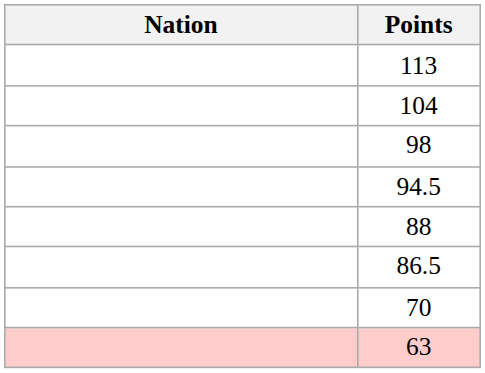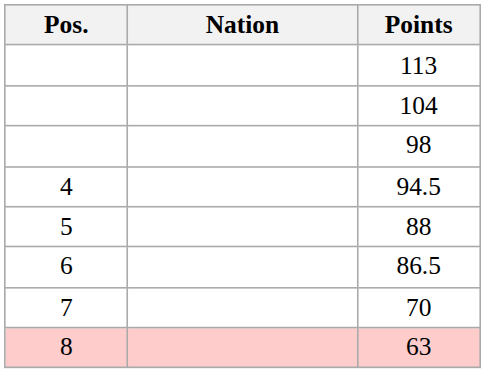+ column: (66, 24)
